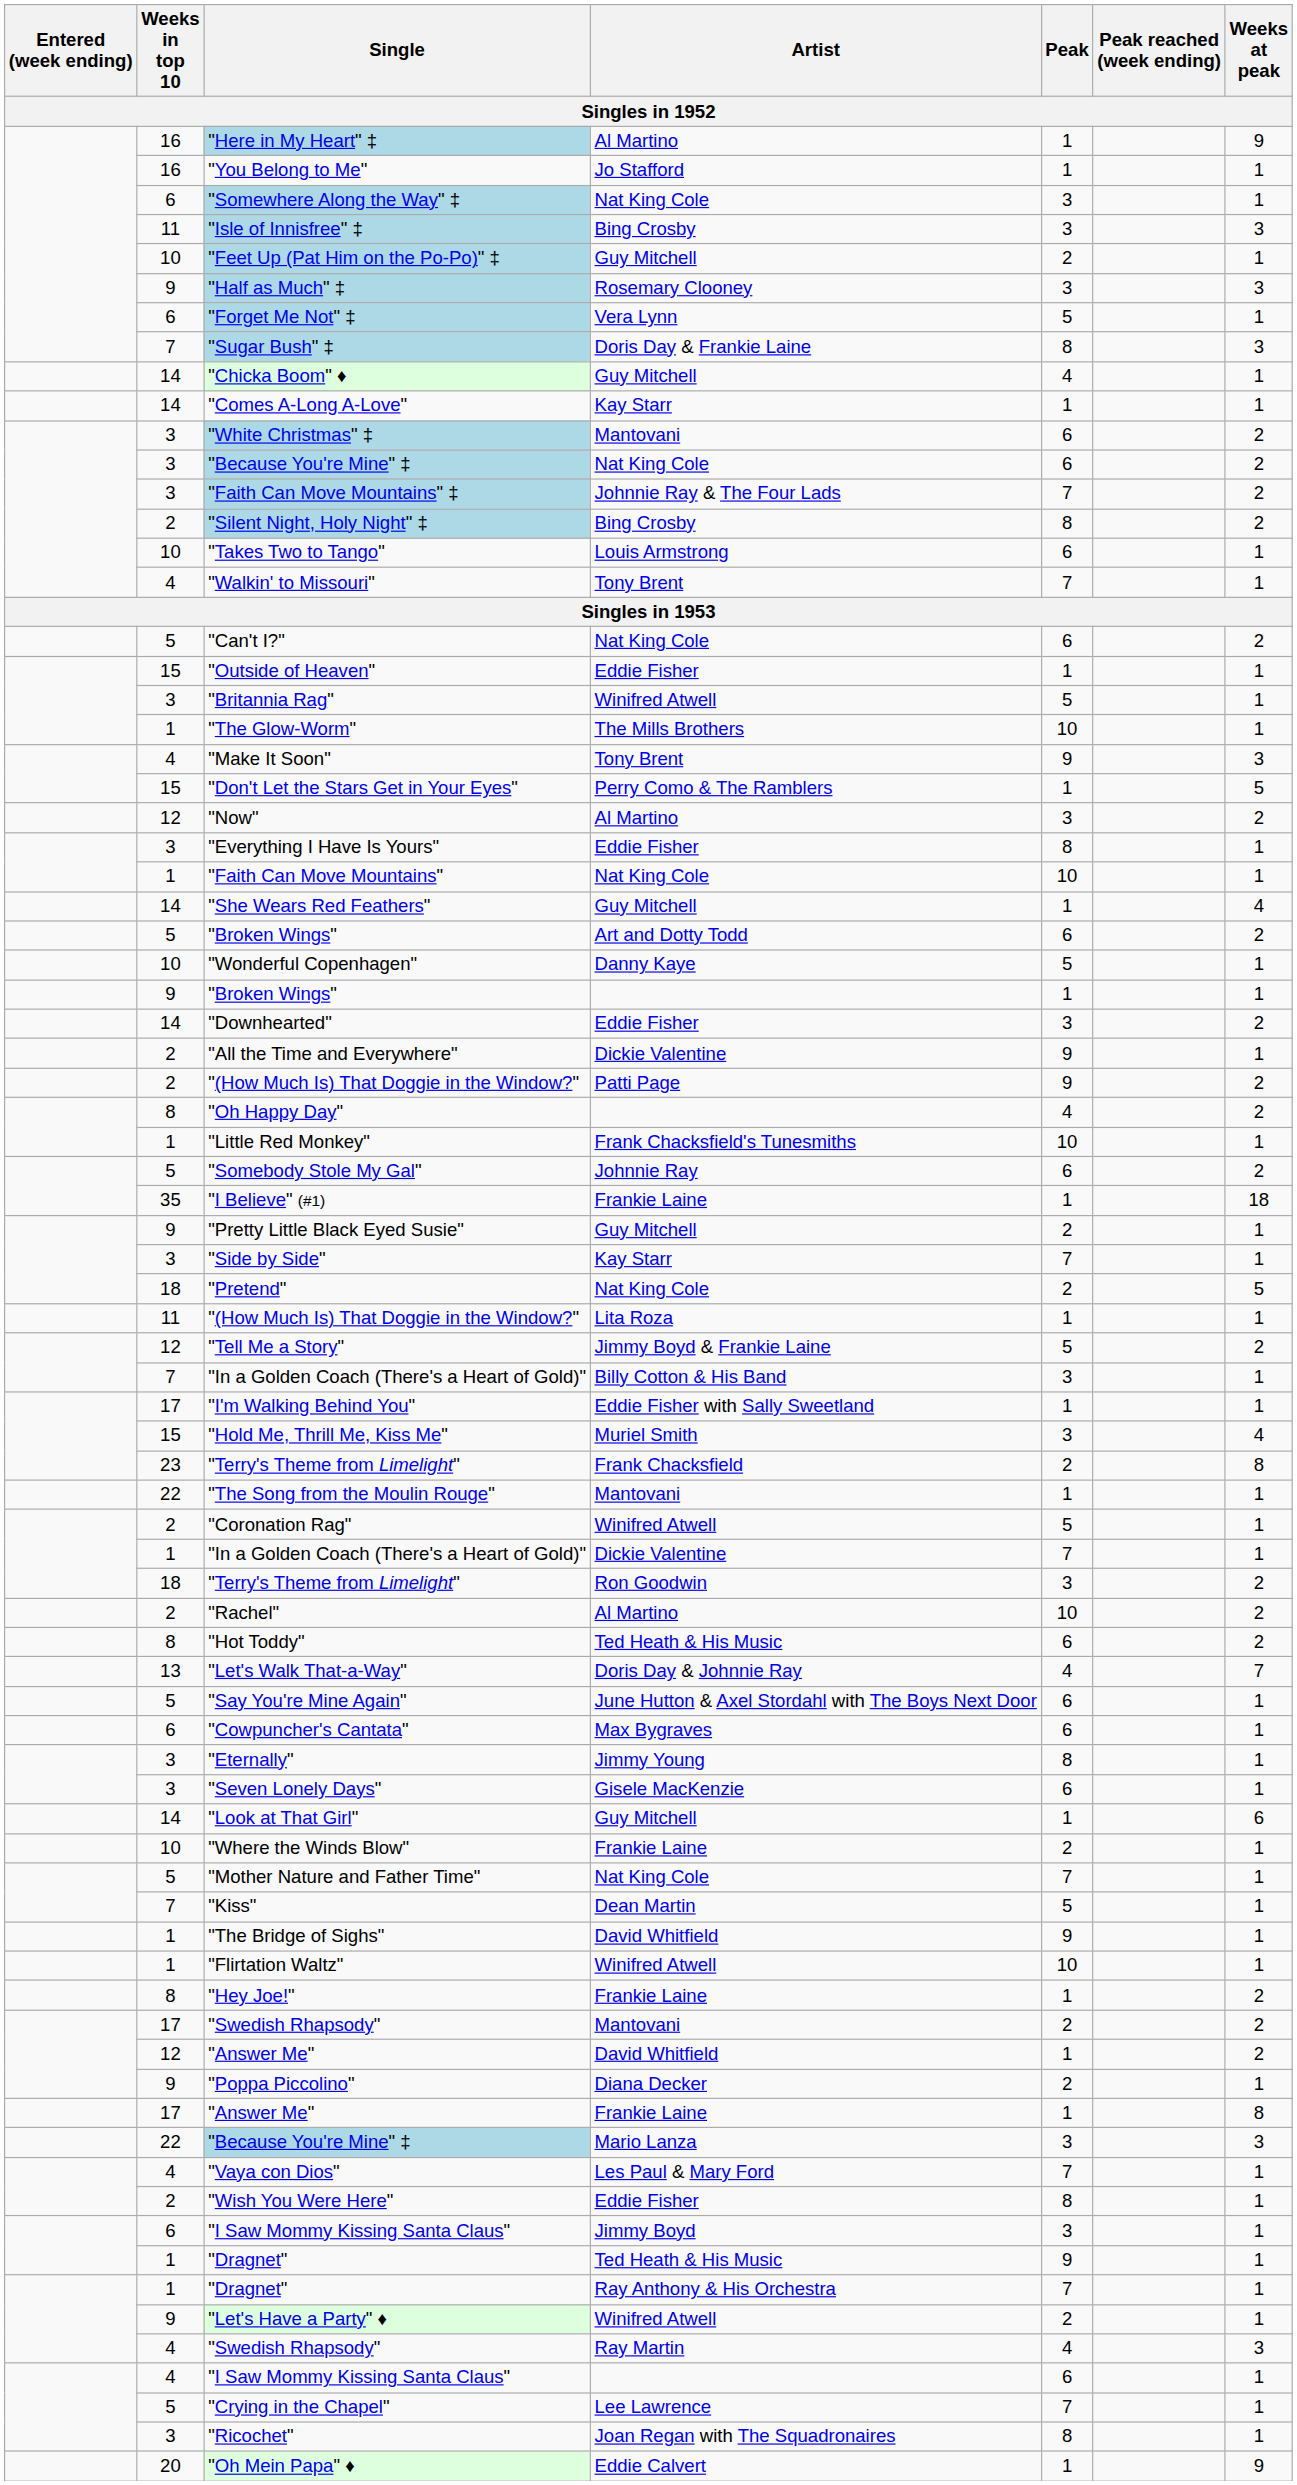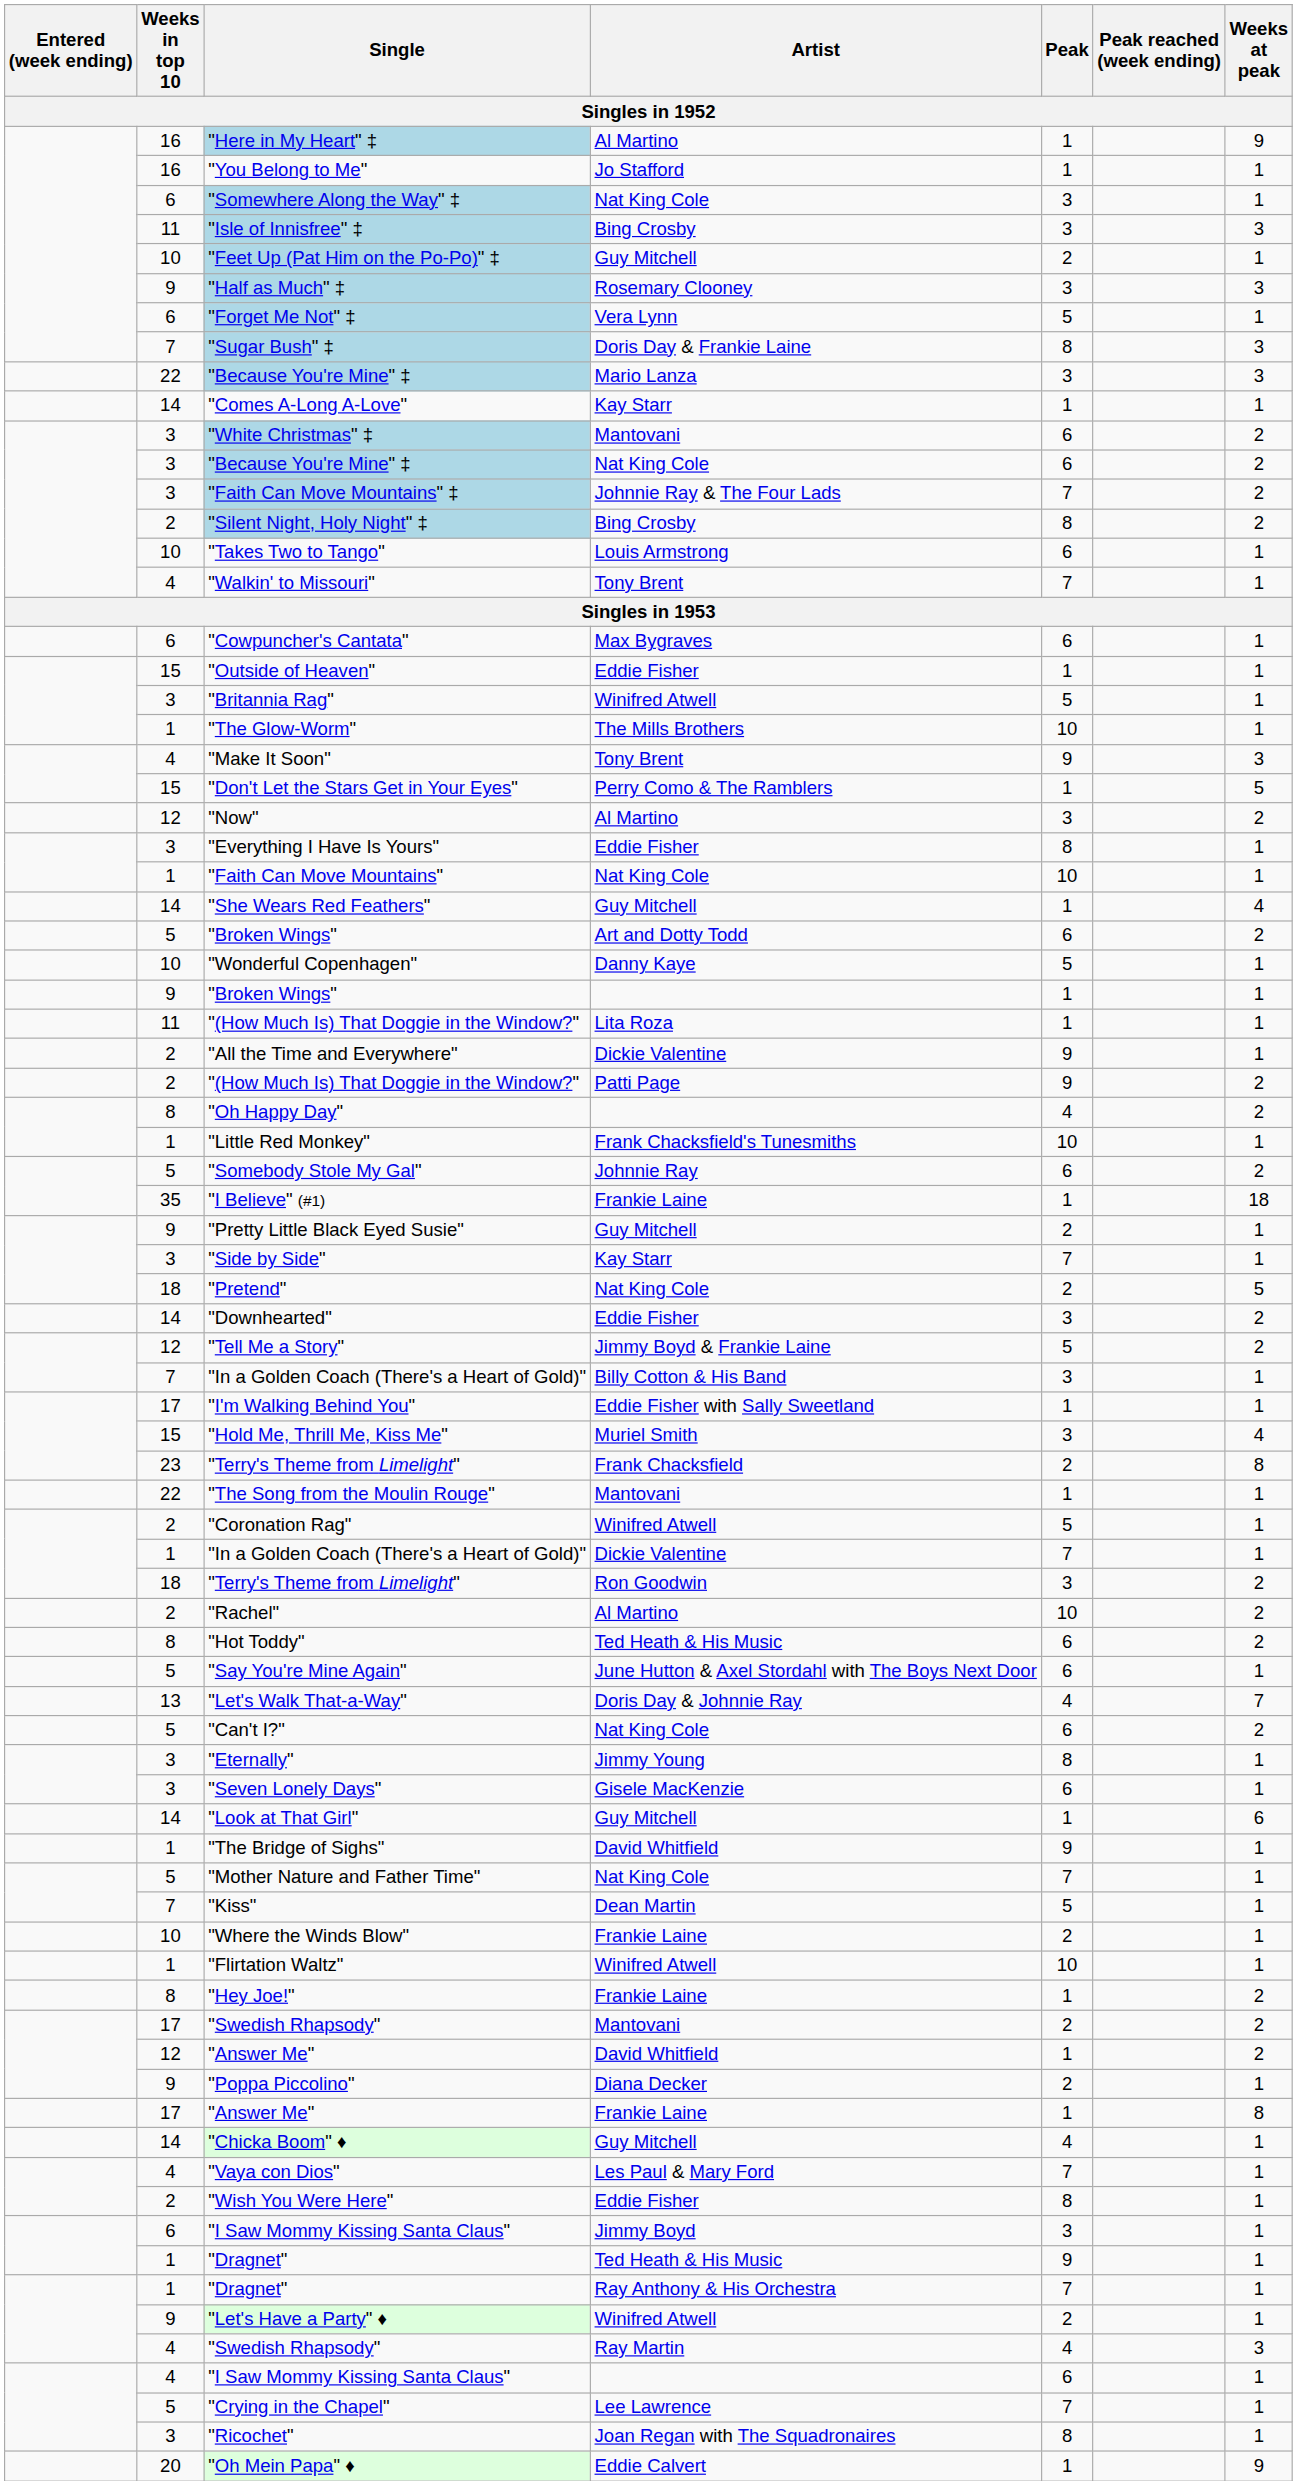rows swapped: (309, 2142) <-> (277, 376)
rows swapped: (308, 1730) <-> (246, 641)
rows swapped: (394, 1318) <-> (270, 1023)
rows swapped: (308, 1671) <-> (307, 1700)
rows swapped: (309, 1847) <-> (296, 1936)
